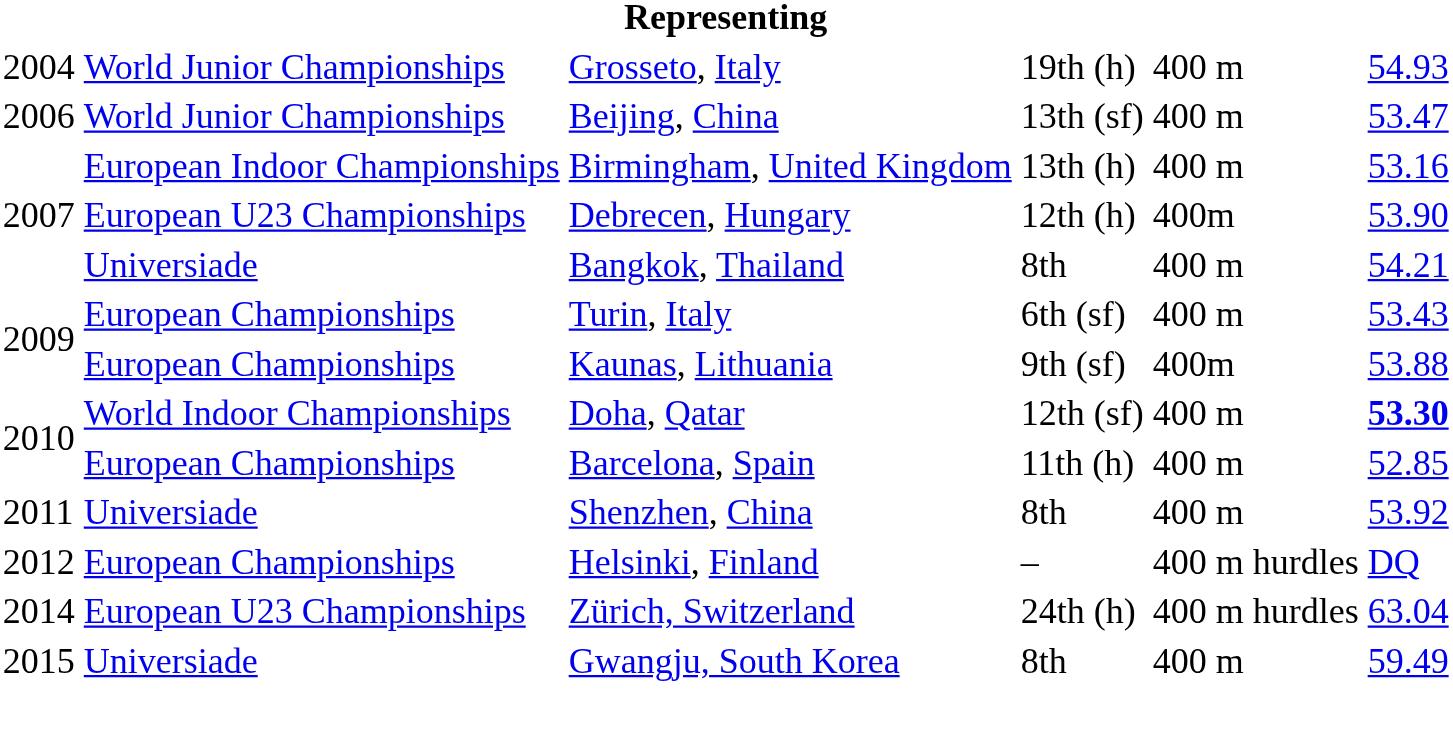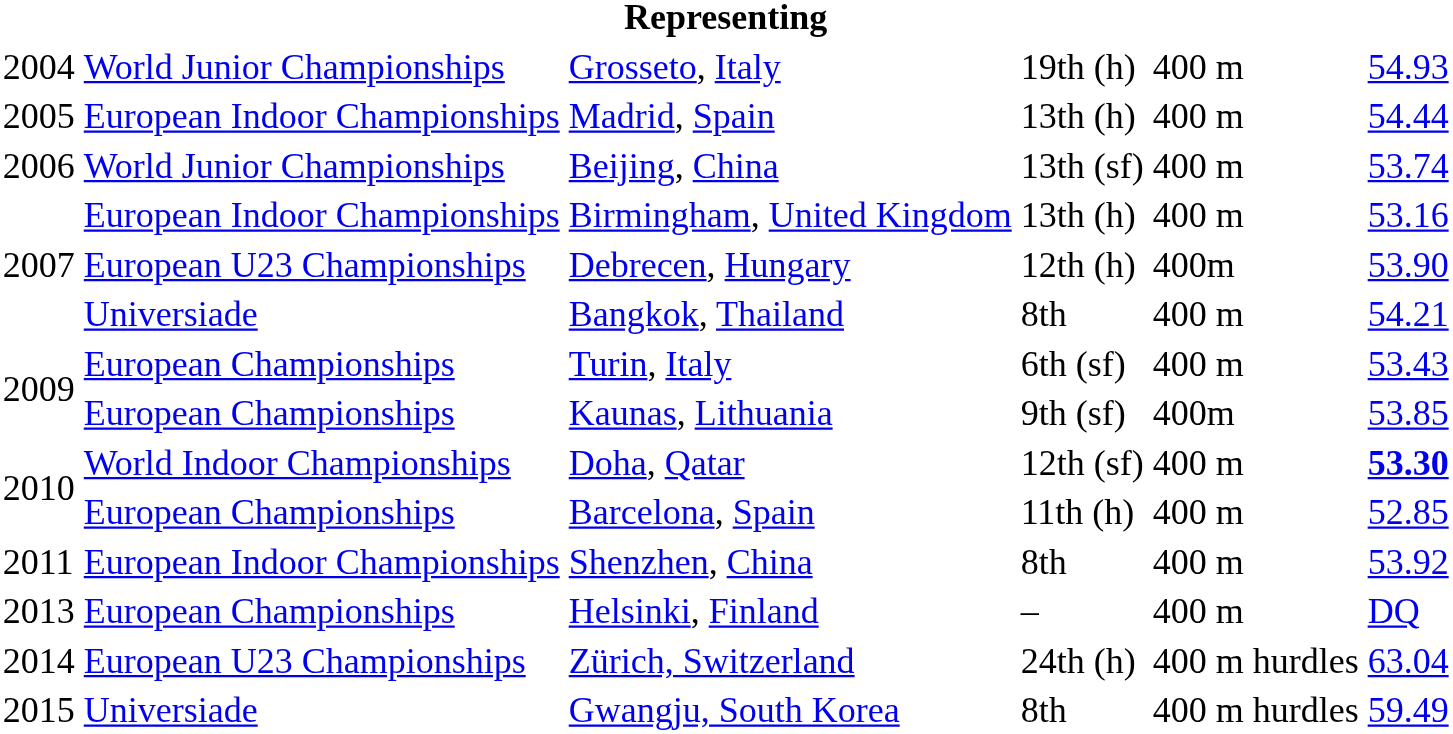+ row: (672, 116)
(1408, 116) 53.47 -> (1408, 165) 53.74
(1408, 363) 53.88 -> (1408, 413) 53.85
(171, 512) Universiade -> (322, 561) European Indoor Championships
(39, 561) 2012 -> (39, 611) 2013
(1256, 561) 400 m hurdles -> (1198, 611) 400 m
(1198, 660) 400 m -> (1256, 710) 400 m hurdles
